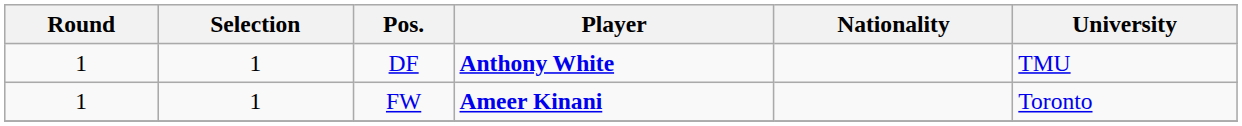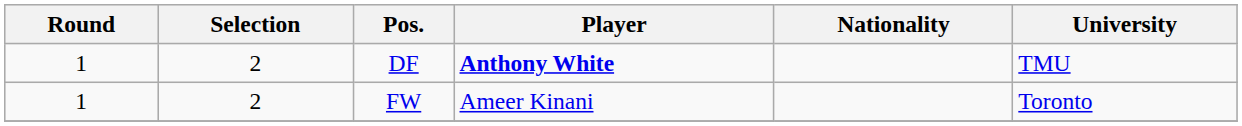(255, 62) 1 -> (255, 62) 2
(255, 101) 1 -> (255, 101) 2
(531, 101) bold -> (527, 101) normal
